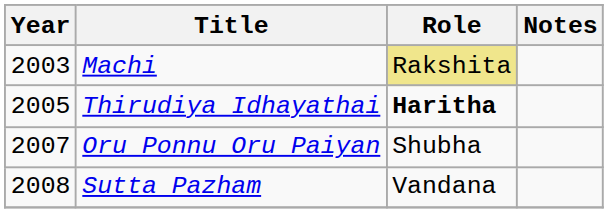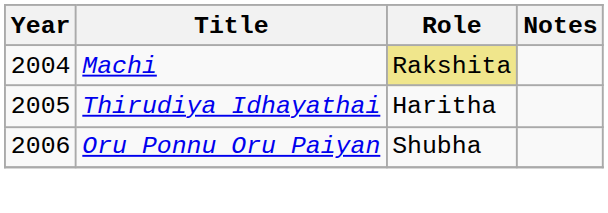(41, 66) 2003 -> (41, 66) 2004
(444, 106) bold -> (444, 106) normal
(41, 147) 2007 -> (41, 147) 2006
- row: (172, 187)
